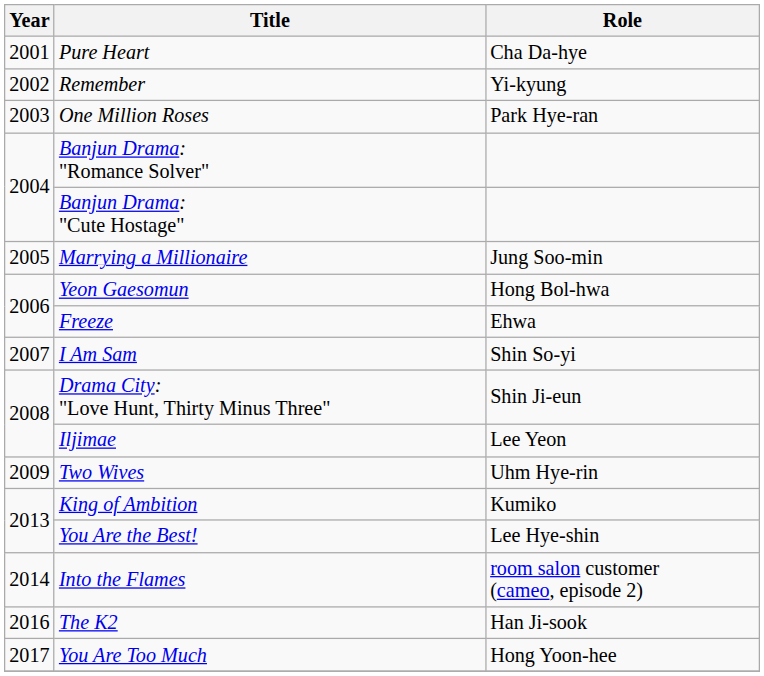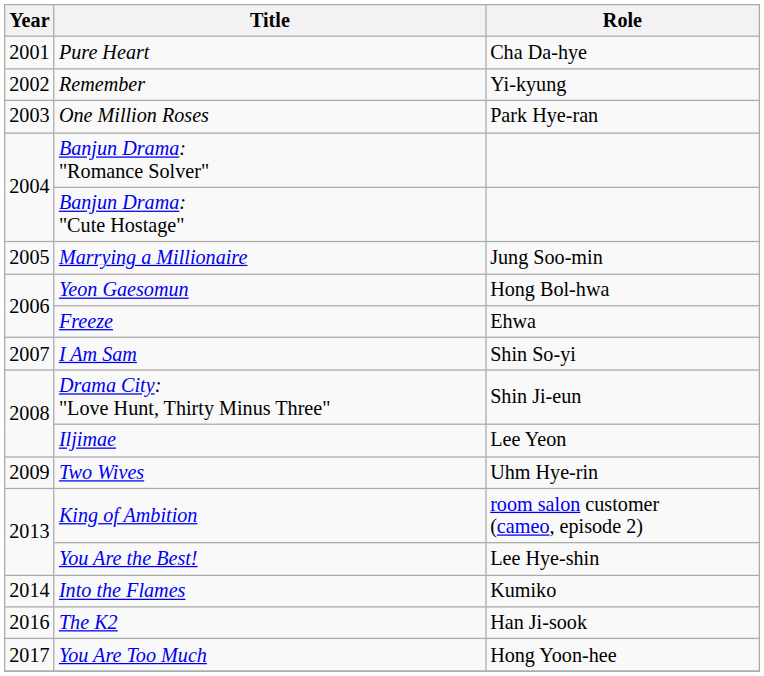(523, 504) Kumiko -> (575, 515) room salon customer (cameo, episode 2)
(575, 579) room salon customer (cameo, episode 2) -> (523, 590) Kumiko
